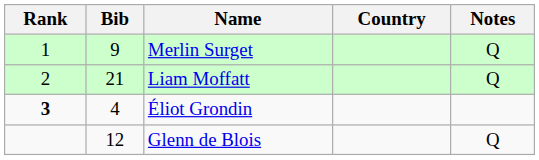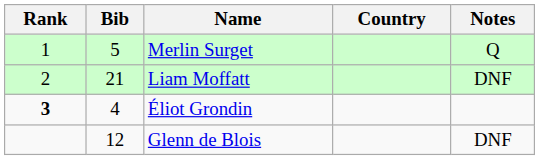(115, 49) 9 -> (115, 49) 5
(493, 79) Q -> (493, 79) DNF
(493, 139) Q -> (493, 139) DNF
